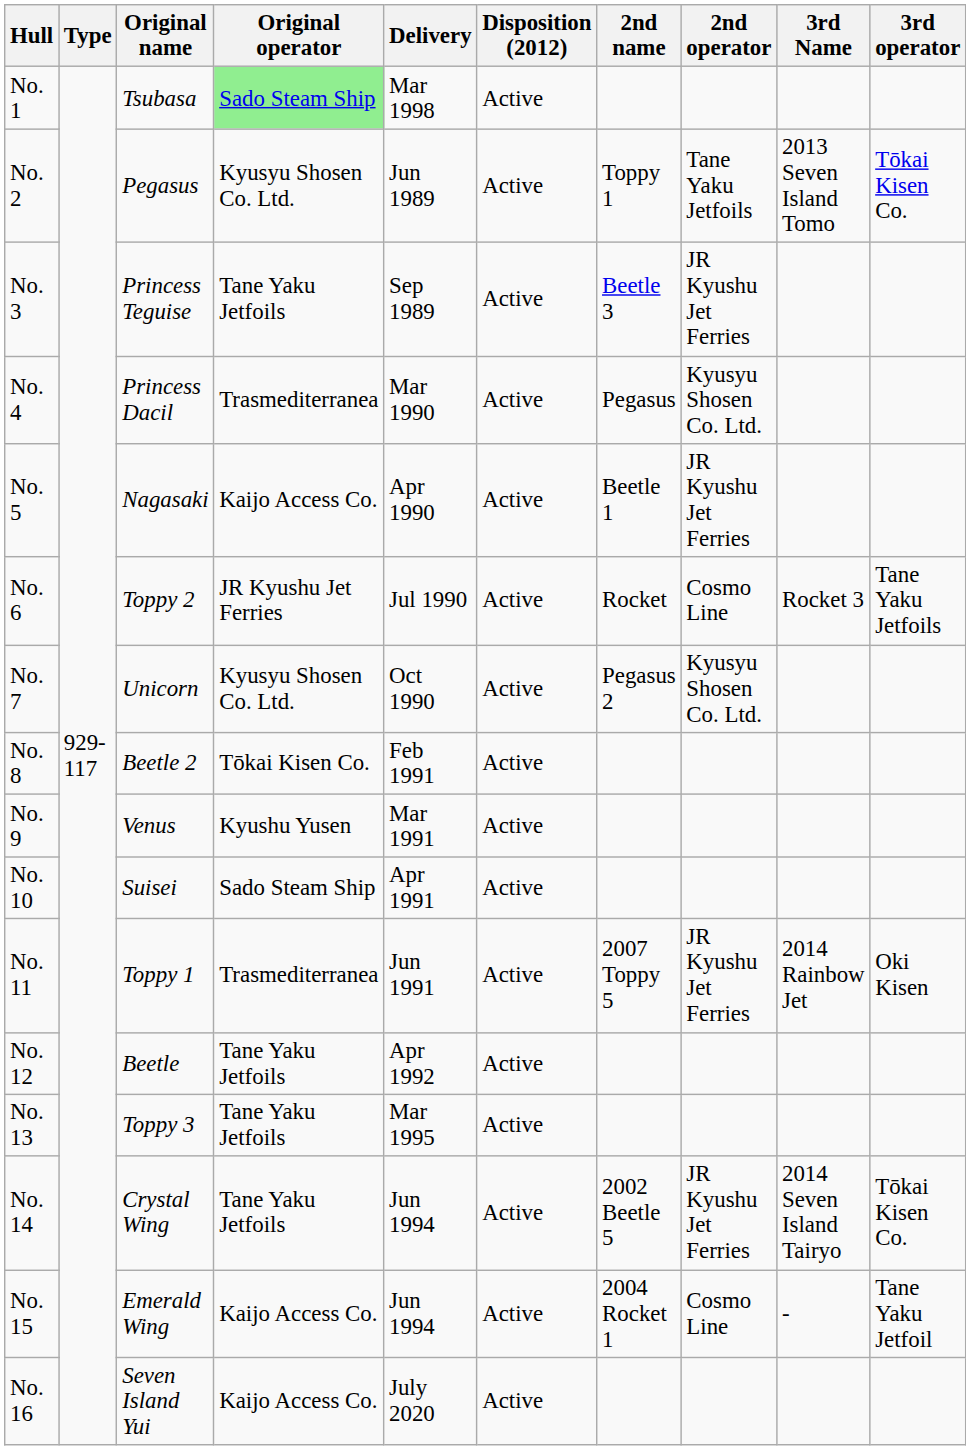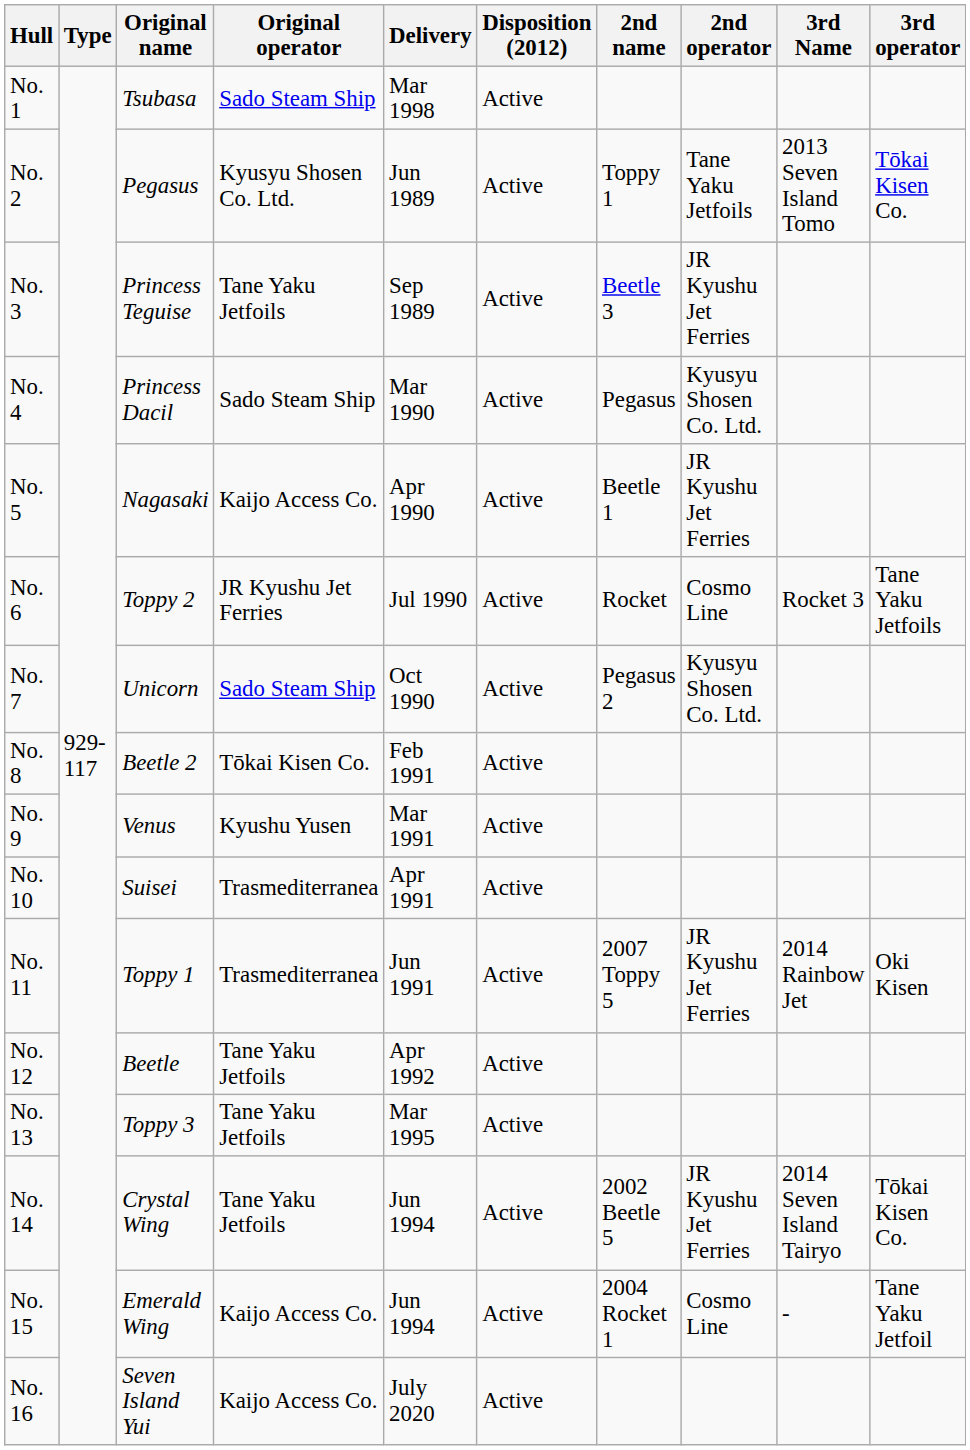(297, 97) lightgreen background -> (297, 97) no background
(299, 399) Trasmediterranea -> (297, 399) Sado Steam Ship
(291, 688) Kyusyu Shosen Co. Ltd. -> (297, 688) Sado Steam Ship
(297, 887) Sado Steam Ship -> (299, 887) Trasmediterranea
